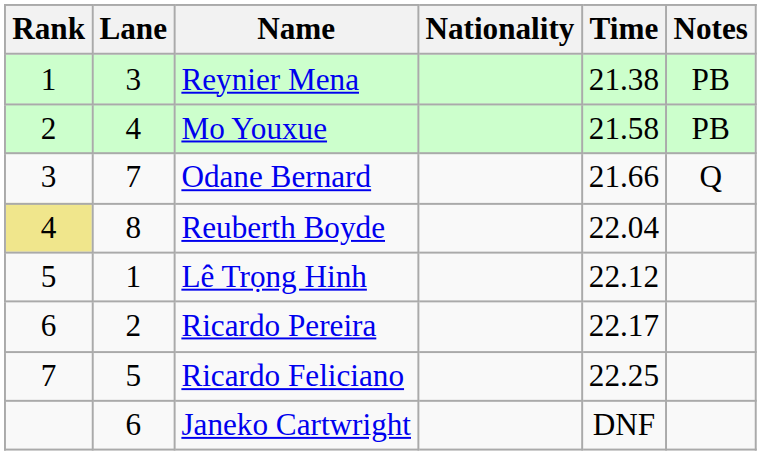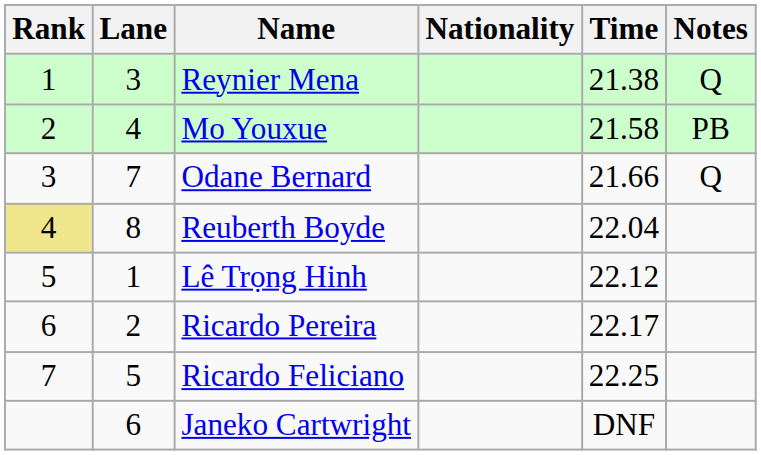(711, 78) PB -> (711, 78) Q
